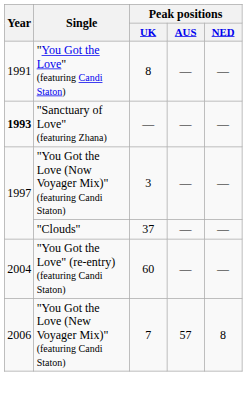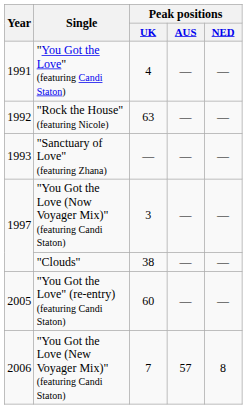(148, 71) 8 -> (148, 71) 4
+ row: (80, 117)
(19, 123) bold -> (19, 156) normal
(148, 229) 37 -> (148, 261) 38
(19, 268) 2004 -> (19, 301) 2005
